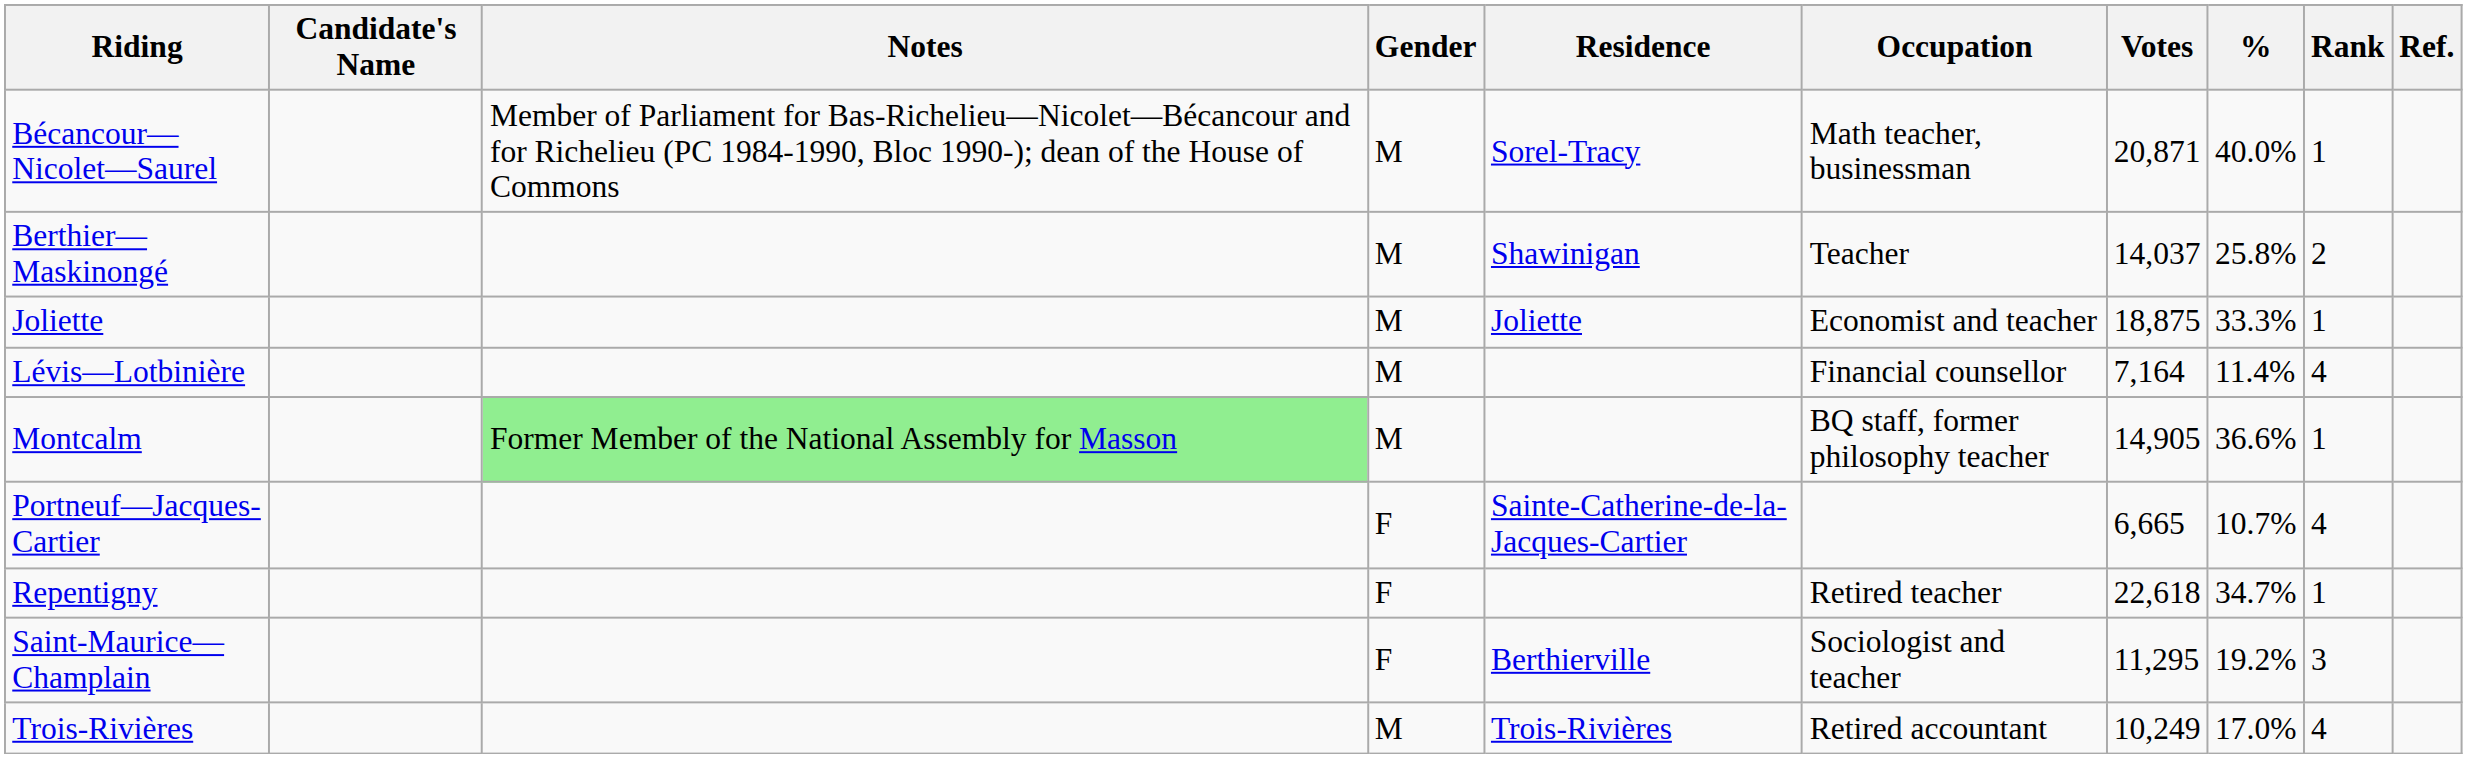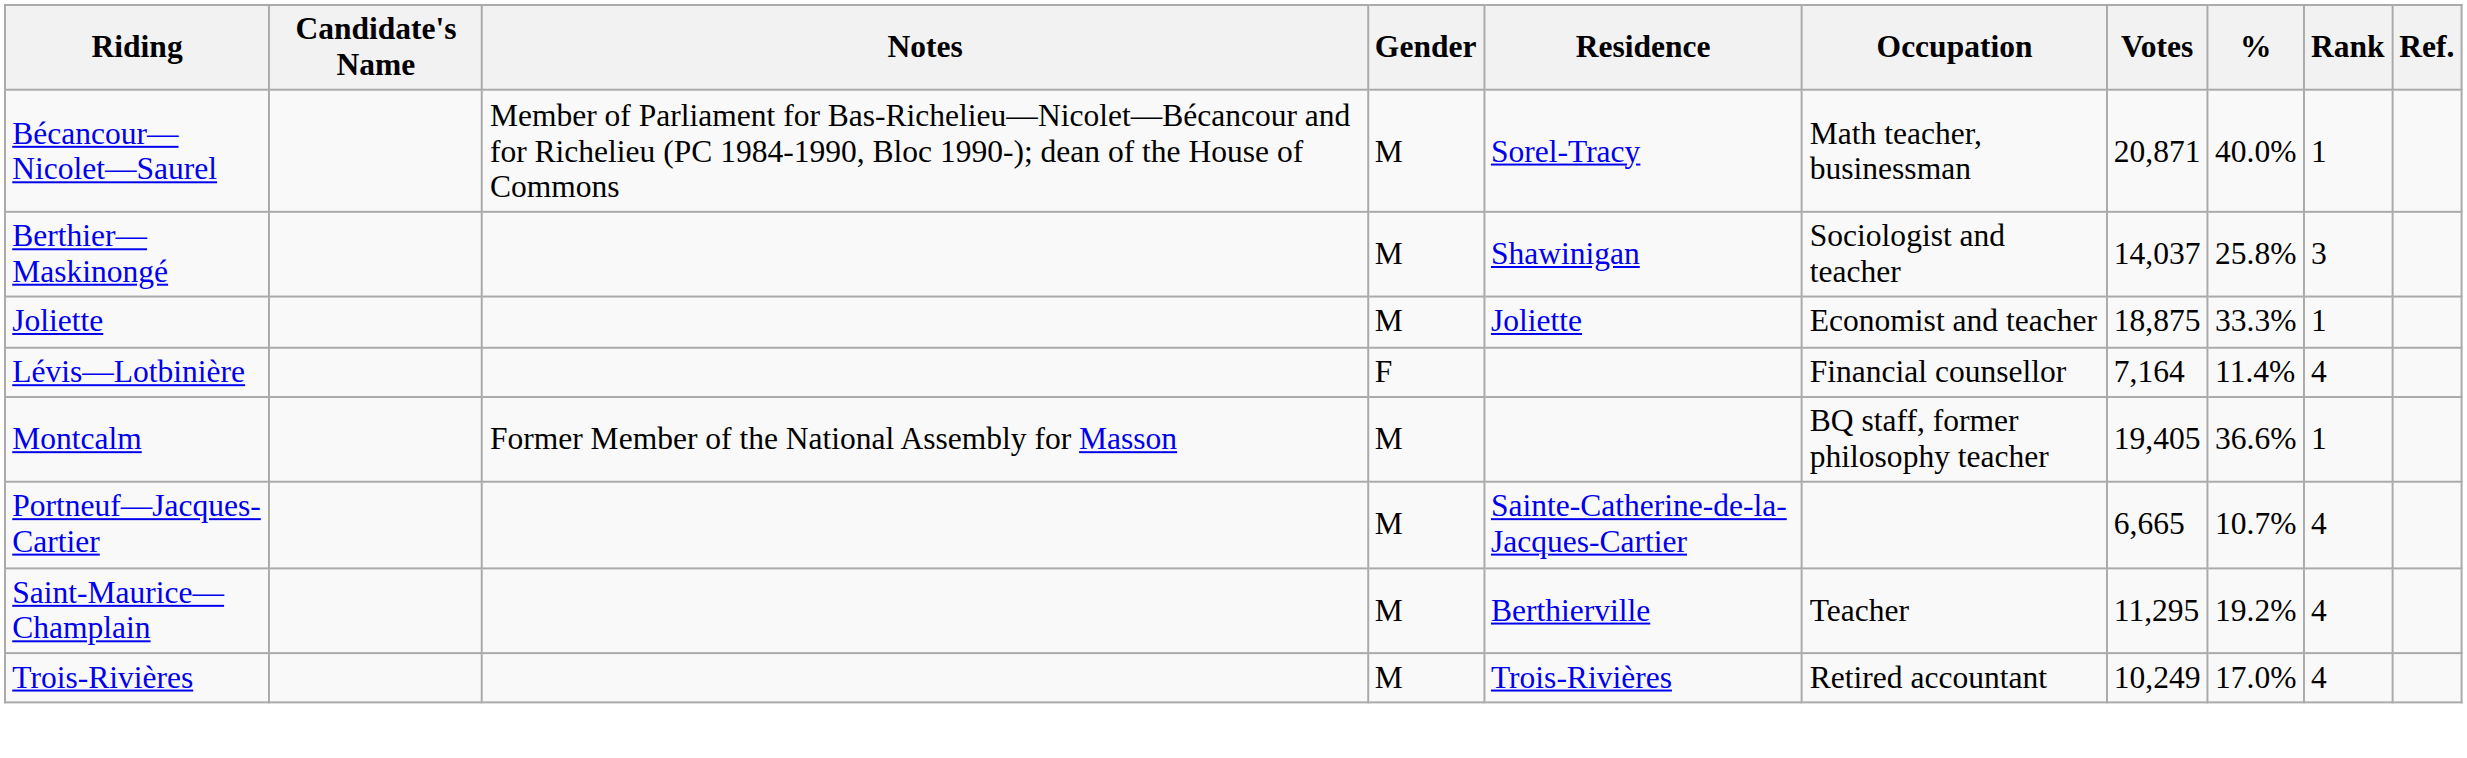(1859, 253) Teacher -> (1907, 253) Sociologist and teacher
(2319, 253) 2 -> (2319, 253) 3
(1389, 371) M -> (1384, 371) F
(834, 439) lightgreen background -> (834, 439) no background
(2157, 439) 14,905 -> (2157, 439) 19,405
(1384, 524) F -> (1389, 524) M
- row: (85, 592)
(1384, 659) F -> (1389, 609) M
(1907, 659) Sociologist and teacher -> (1859, 609) Teacher
(2319, 659) 3 -> (2319, 609) 4
